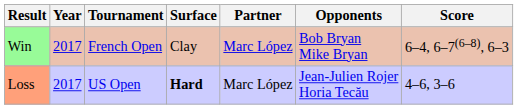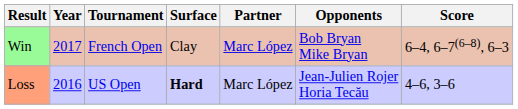(67, 84) 2017 -> (67, 84) 2016
